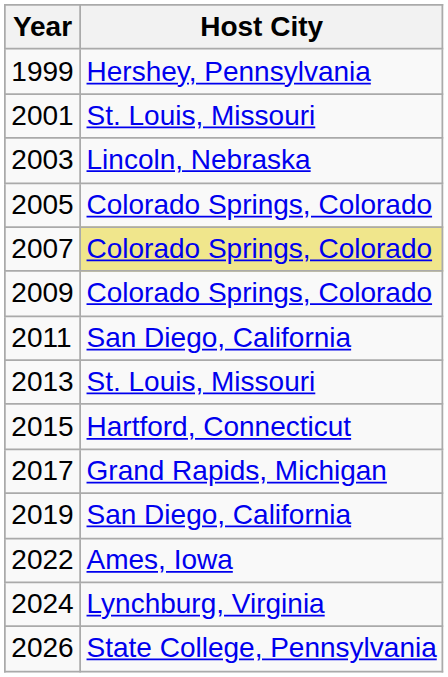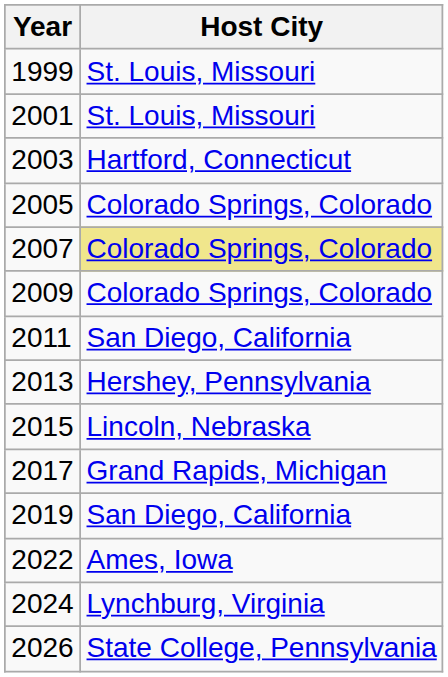(229, 71) Hershey, Pennsylvania -> (201, 71) St. Louis, Missouri
(199, 159) Lincoln, Nebraska -> (219, 159) Hartford, Connecticut
(201, 381) St. Louis, Missouri -> (229, 381) Hershey, Pennsylvania
(219, 426) Hartford, Connecticut -> (199, 426) Lincoln, Nebraska
